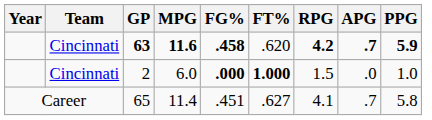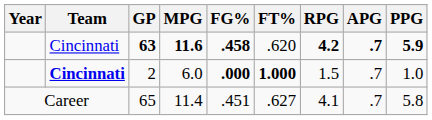(84, 73) normal -> (87, 73) bold
(370, 73) .0 -> (376, 73) .7
